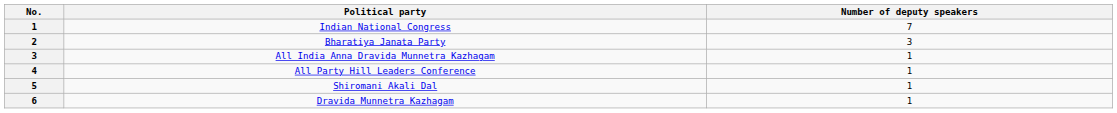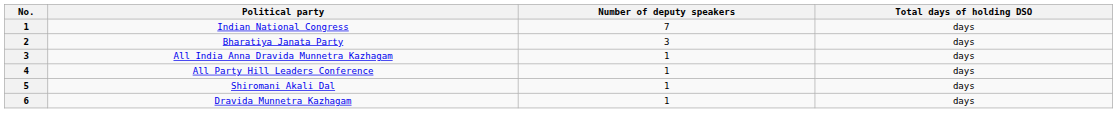+ column: (964, 12)
